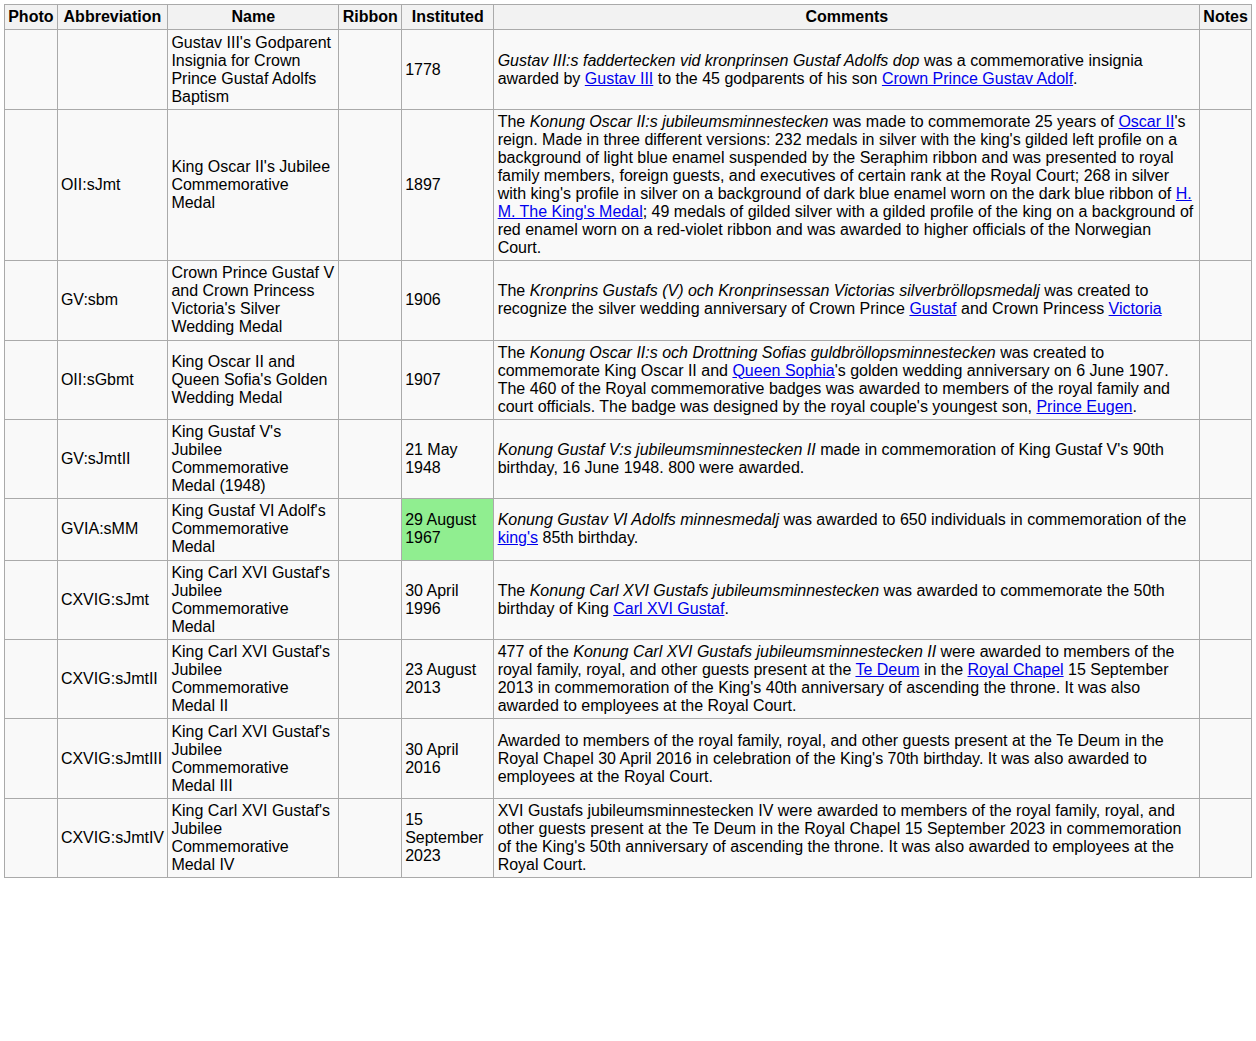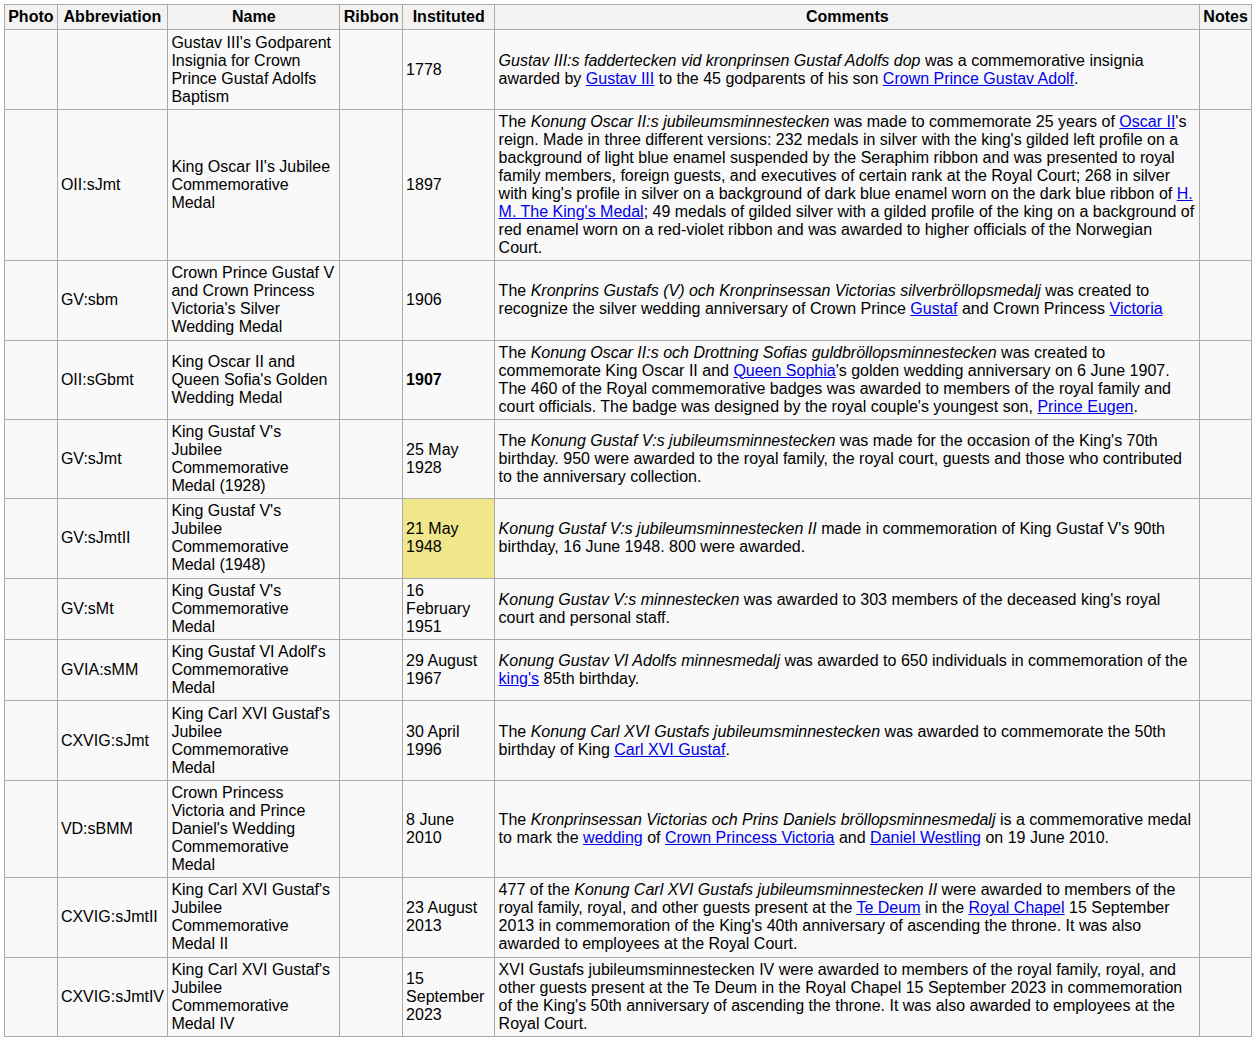(423, 379) normal -> (424, 379) bold
+ row: (91, 459)
(431, 459) no background -> (432, 538) khaki background
+ row: (87, 608)
(441, 529) lightgreen background -> (442, 670) no background
+ row: (97, 828)
- row: (112, 758)
